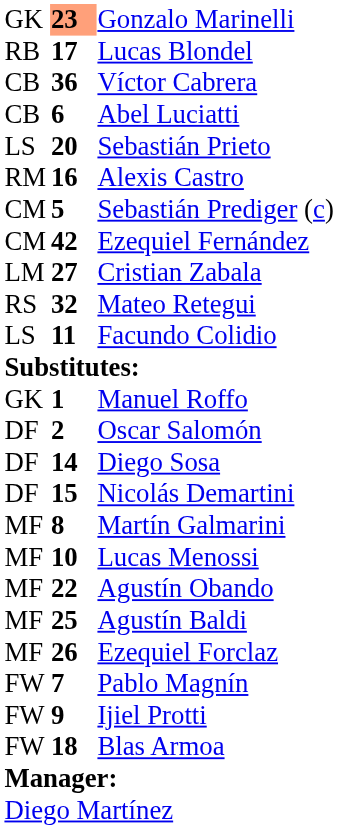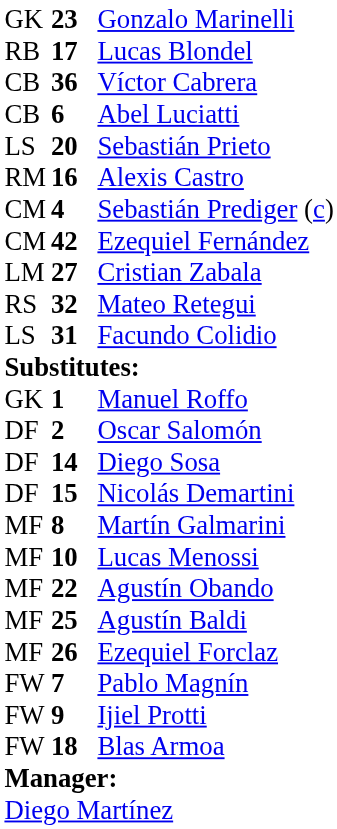(64, 19) lightsalmon background -> (64, 19) no background
(58, 209) 5 -> (58, 209) 4
(64, 335) 11 -> (64, 335) 31
